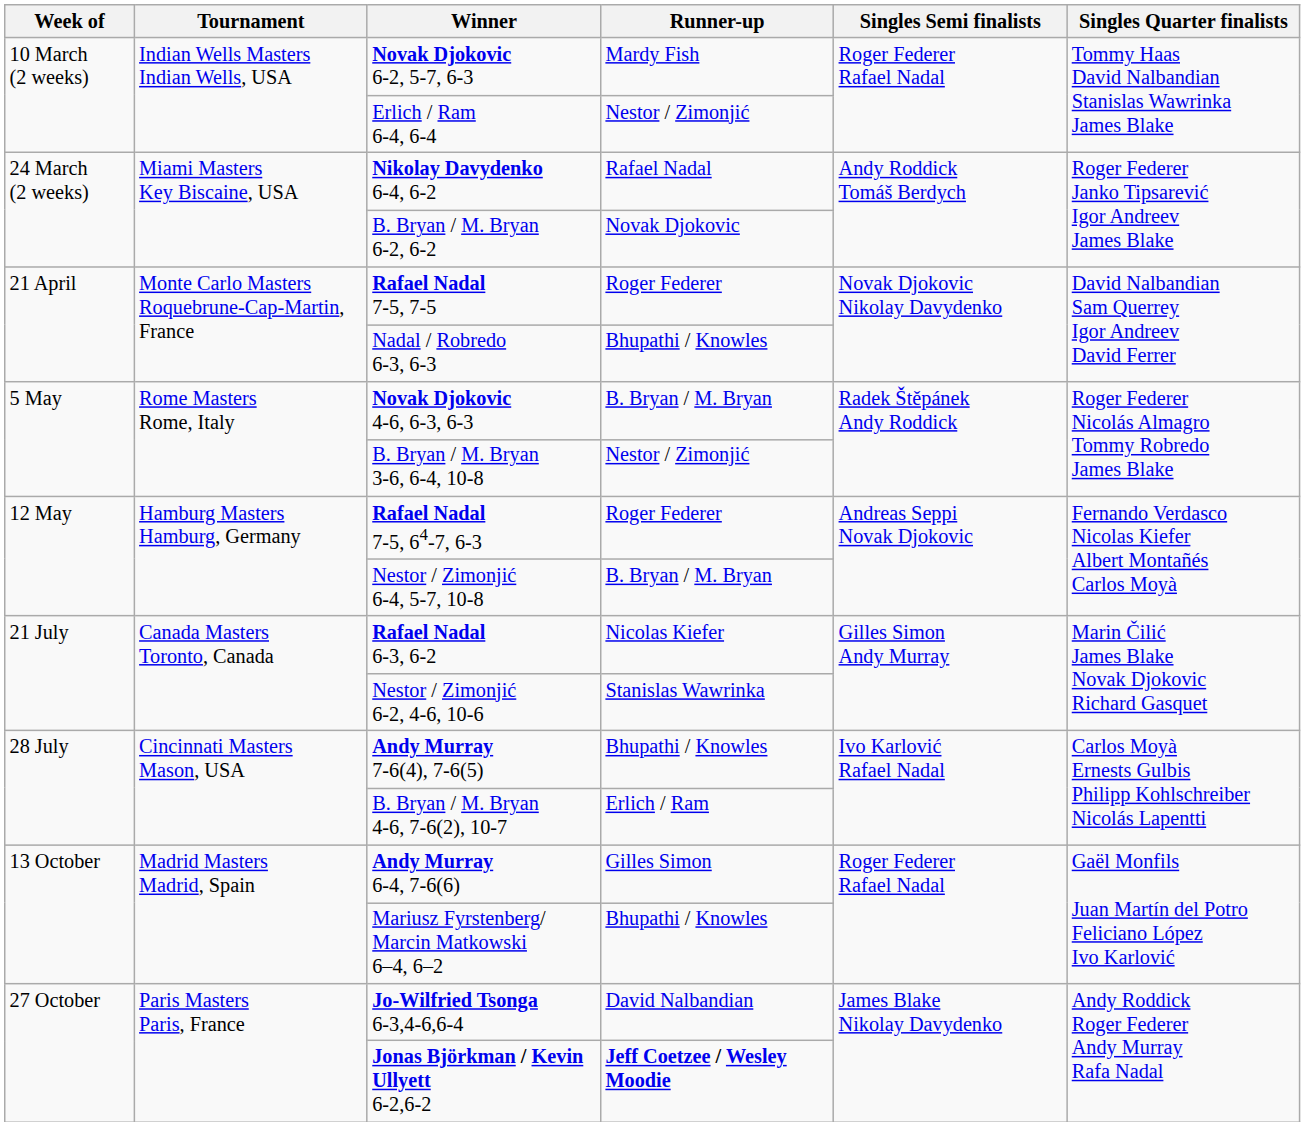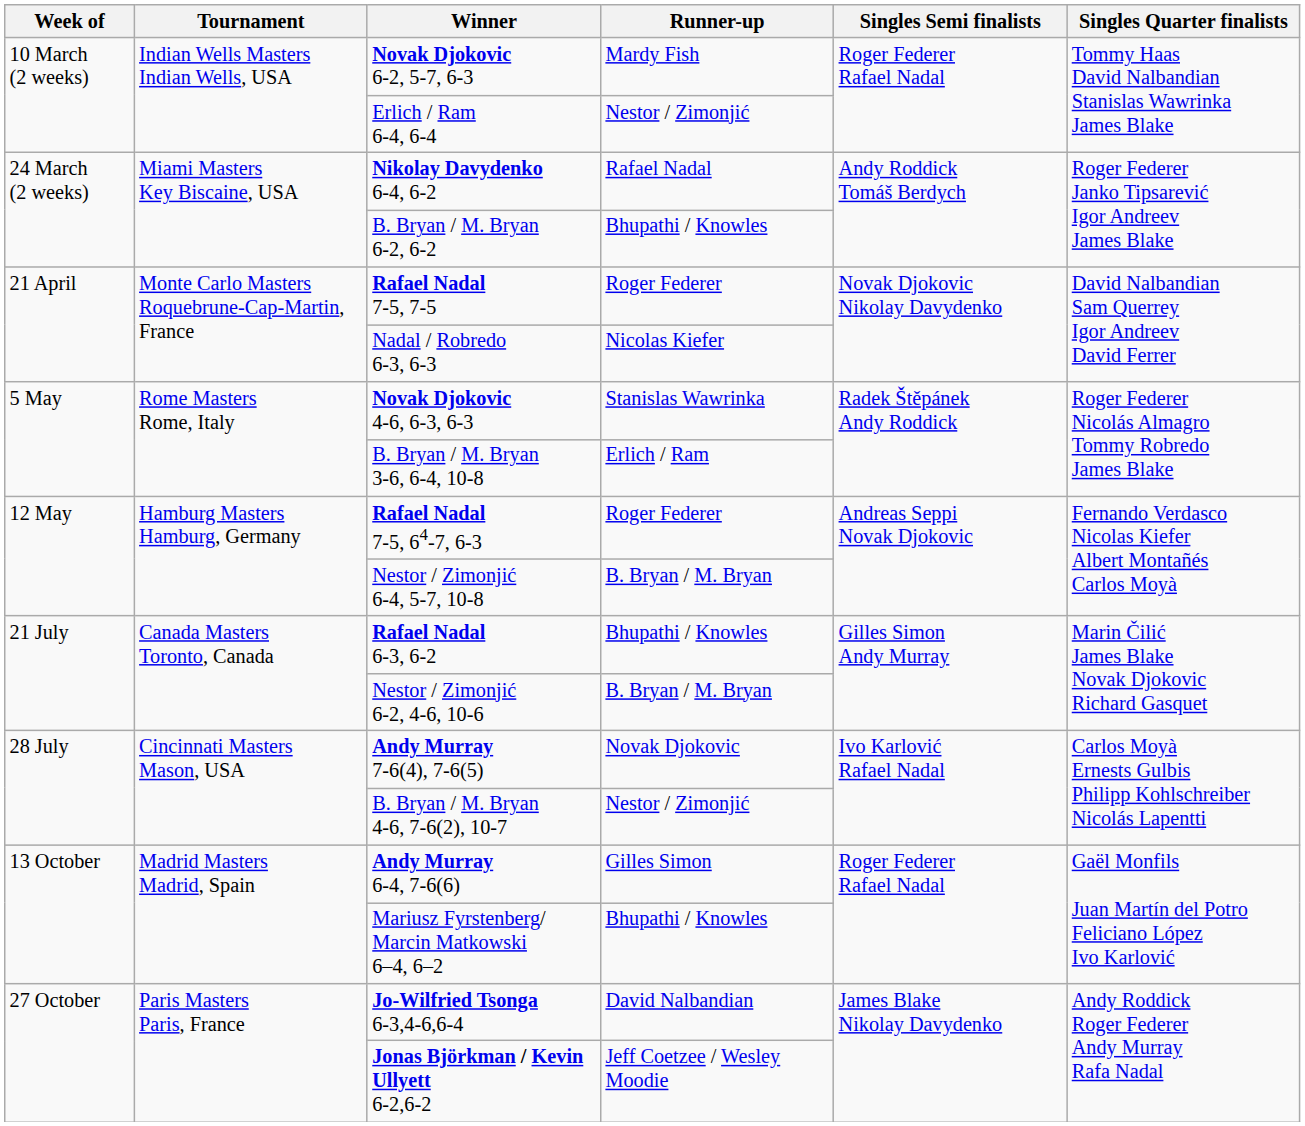(673, 226) Novak Djokovic -> (686, 226) Bhupathi / Knowles
(686, 340) Bhupathi / Knowles -> (665, 340) Nicolas Kiefer
(689, 397) B. Bryan / M. Bryan -> (685, 397) Stanislas Wawrinka
(677, 455) Nestor / Zimonjić -> (657, 455) Erlich / Ram
(665, 632) Nicolas Kiefer -> (686, 632) Bhupathi / Knowles
(685, 689) Stanislas Wawrinka -> (689, 689) B. Bryan / M. Bryan
(686, 746) Bhupathi / Knowles -> (673, 746) Novak Djokovic
(657, 804) Erlich / Ram -> (677, 804) Nestor / Zimonjić
(696, 1068) bold -> (693, 1068) normal
